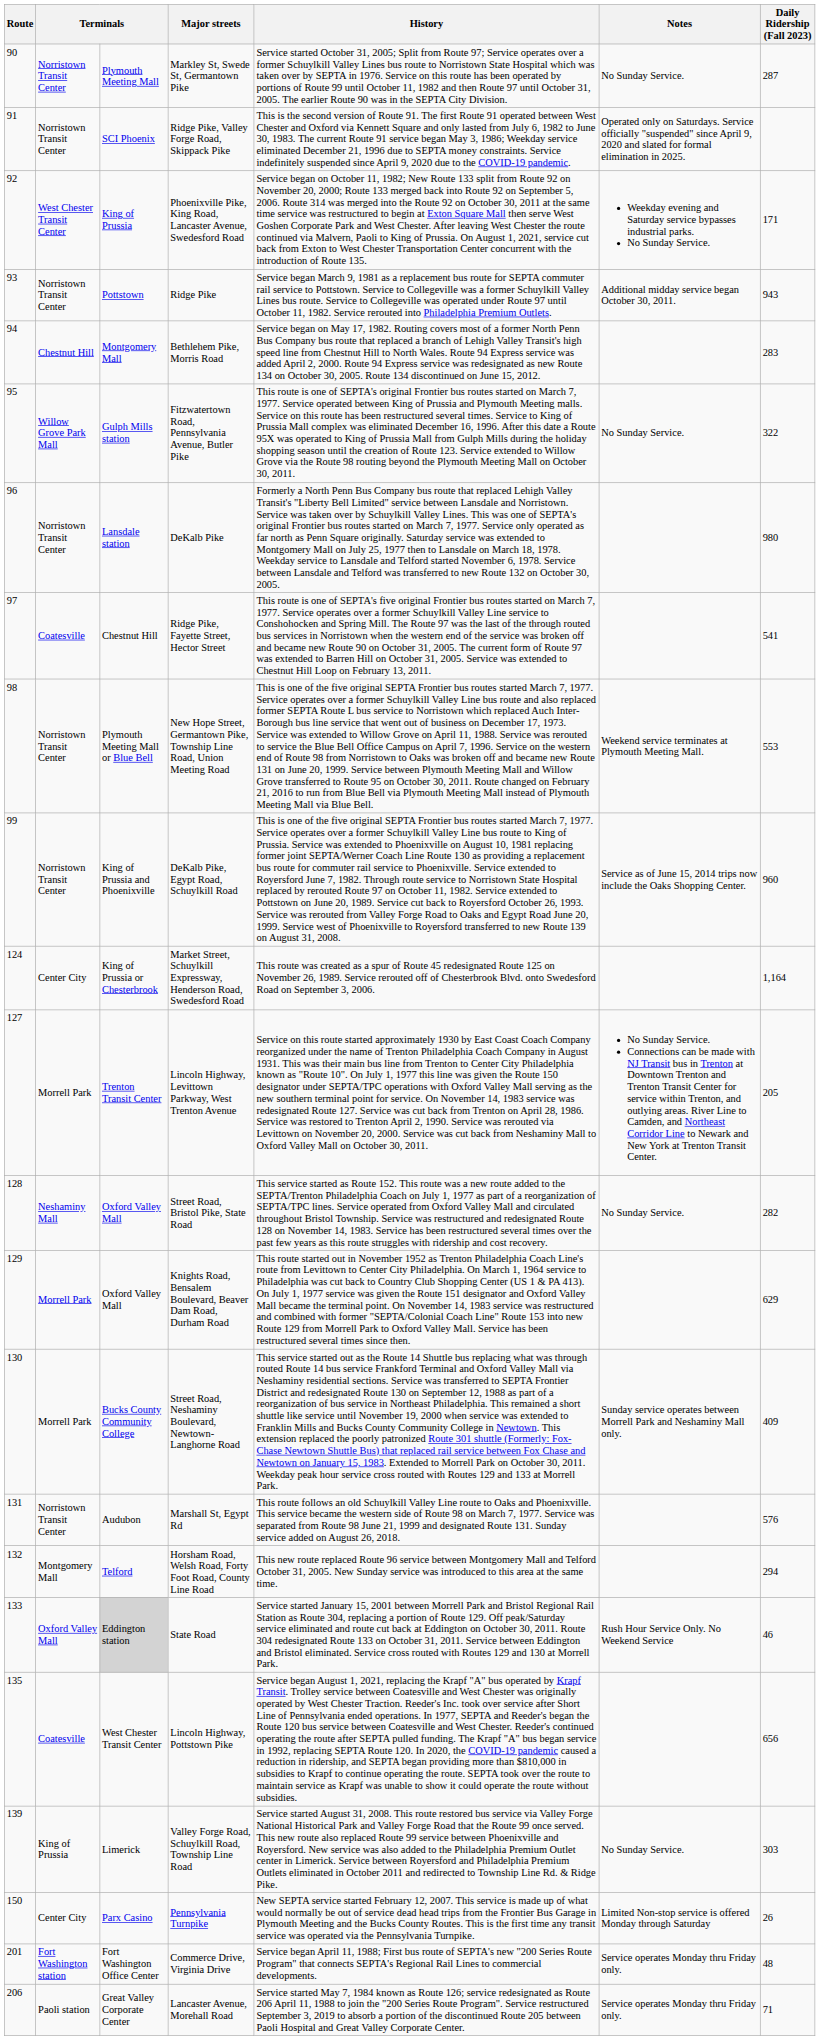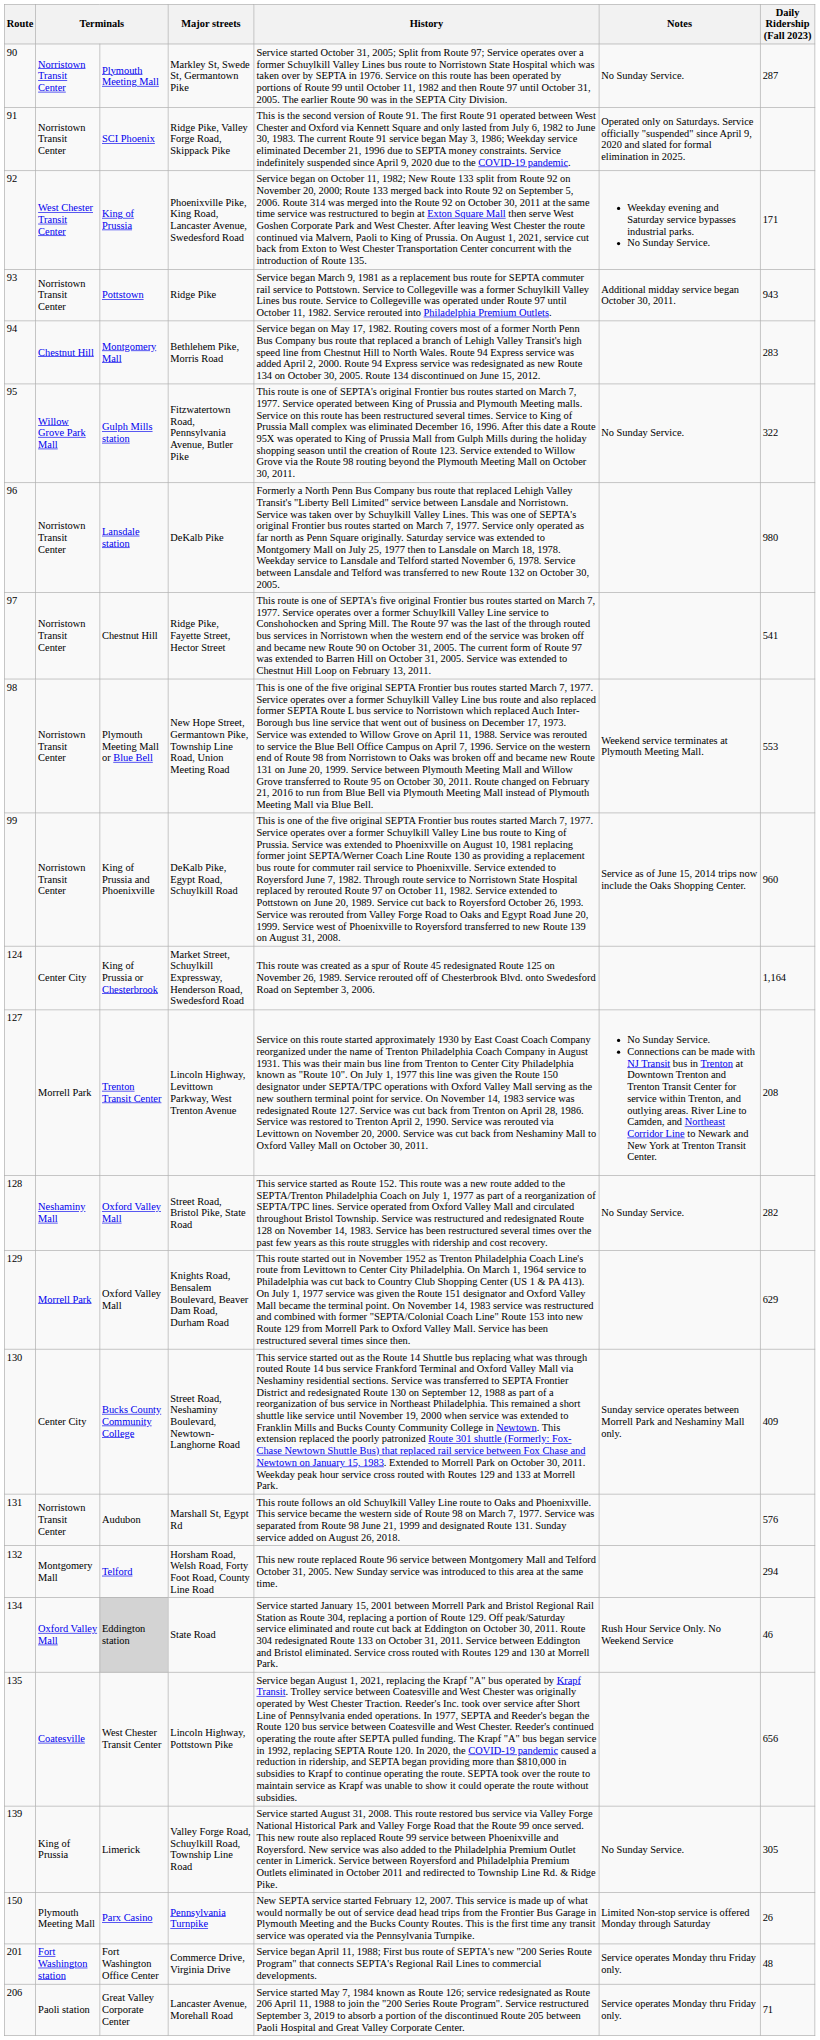(61, 636) Coatesville -> (62, 636) Norristown Transit Center
(770, 1092) 205 -> (770, 1092) 208
(65, 1421) Morrell Park -> (62, 1421) Center City
(20, 1606) 133 -> (20, 1606) 134
(770, 1849) 303 -> (770, 1849) 305
(62, 1918) Center City -> (67, 1918) Plymouth Meeting Mall
